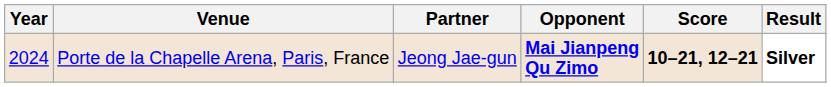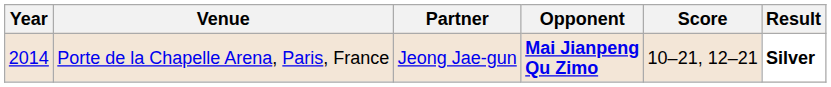(29, 58) 2024 -> (29, 58) 2014
(703, 58) bold -> (703, 58) normal
